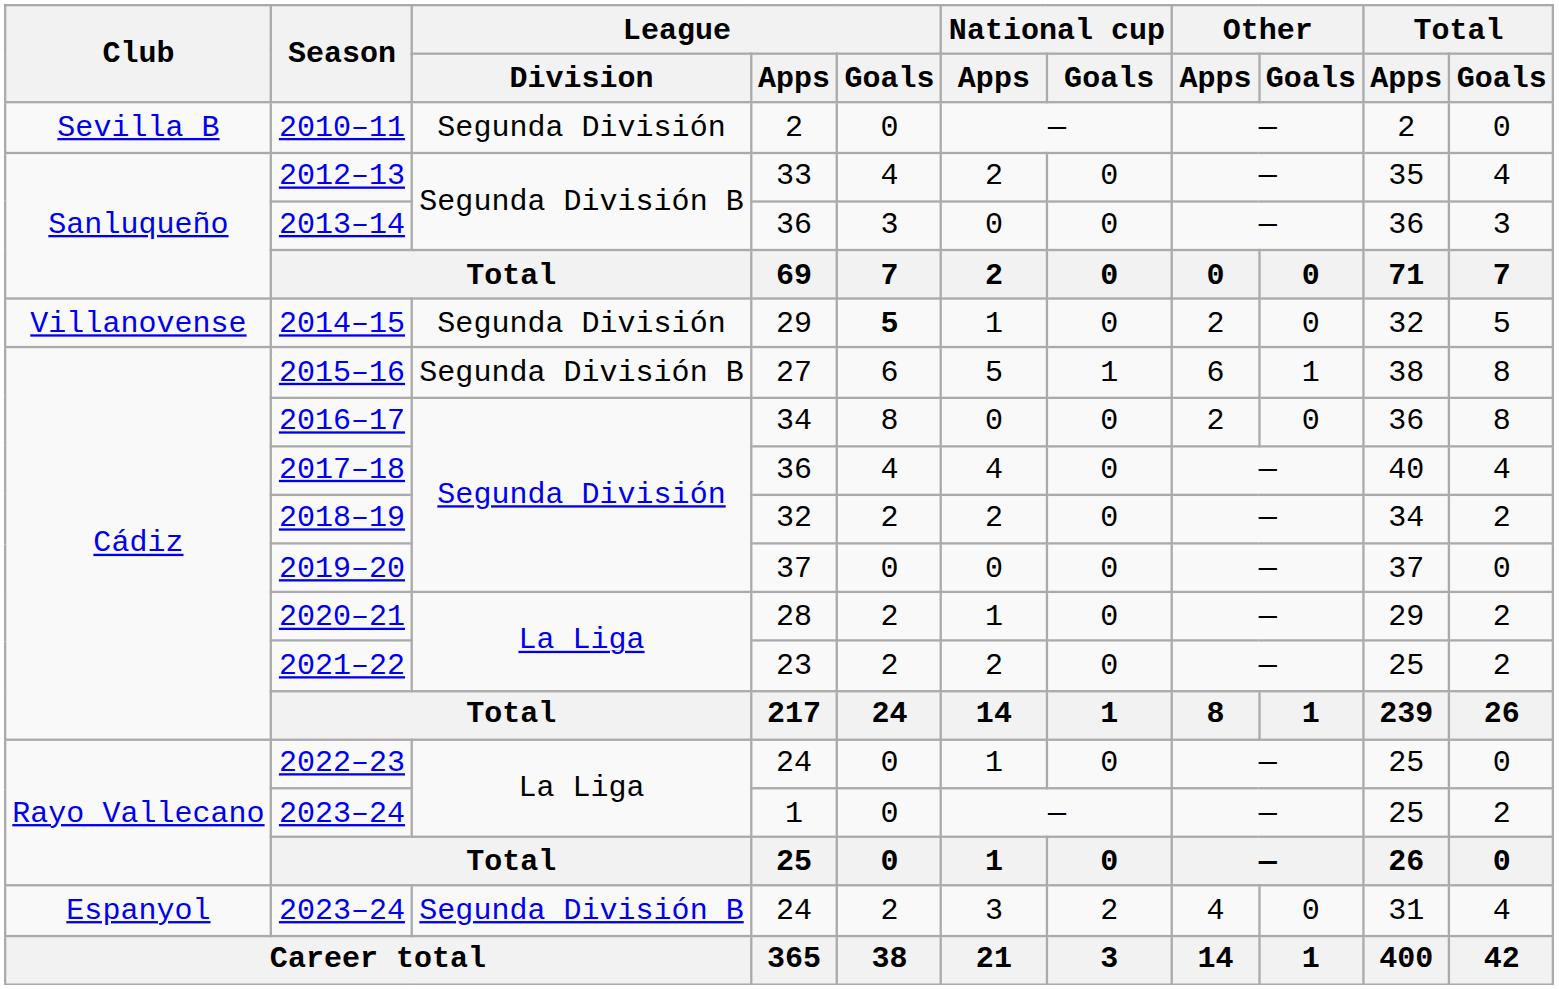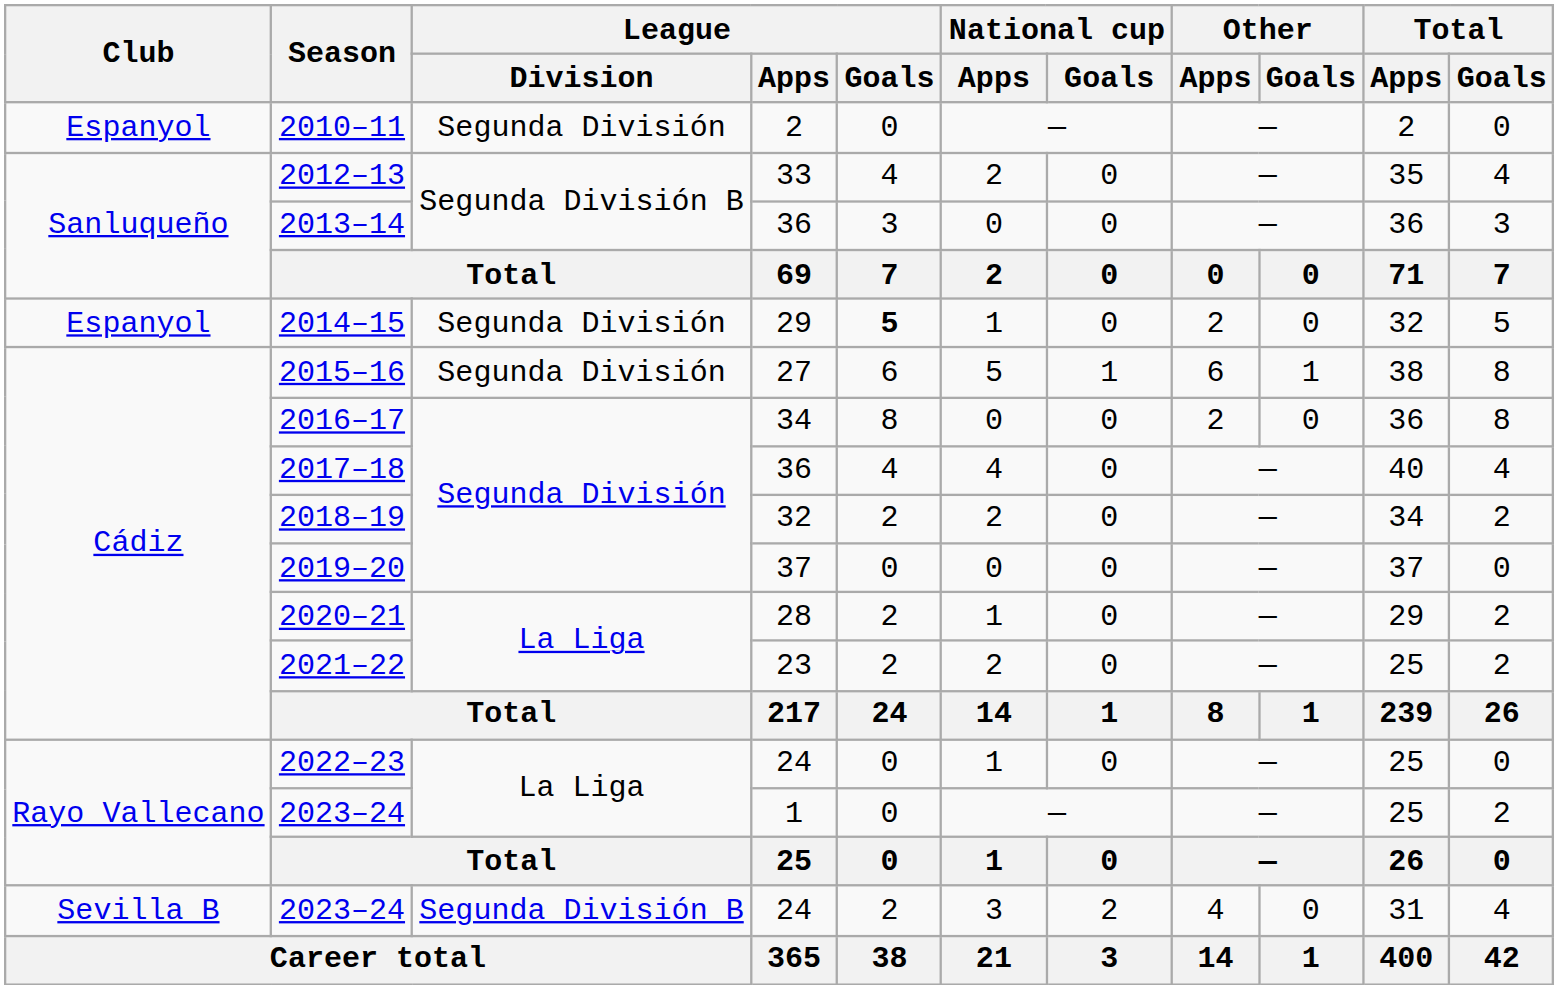(138, 128) Sevilla B -> (138, 128) Espanyol
(138, 323) Villanovense -> (138, 323) Espanyol
(582, 372) Segunda División B -> (582, 372) Segunda División
(138, 911) Espanyol -> (138, 911) Sevilla B
